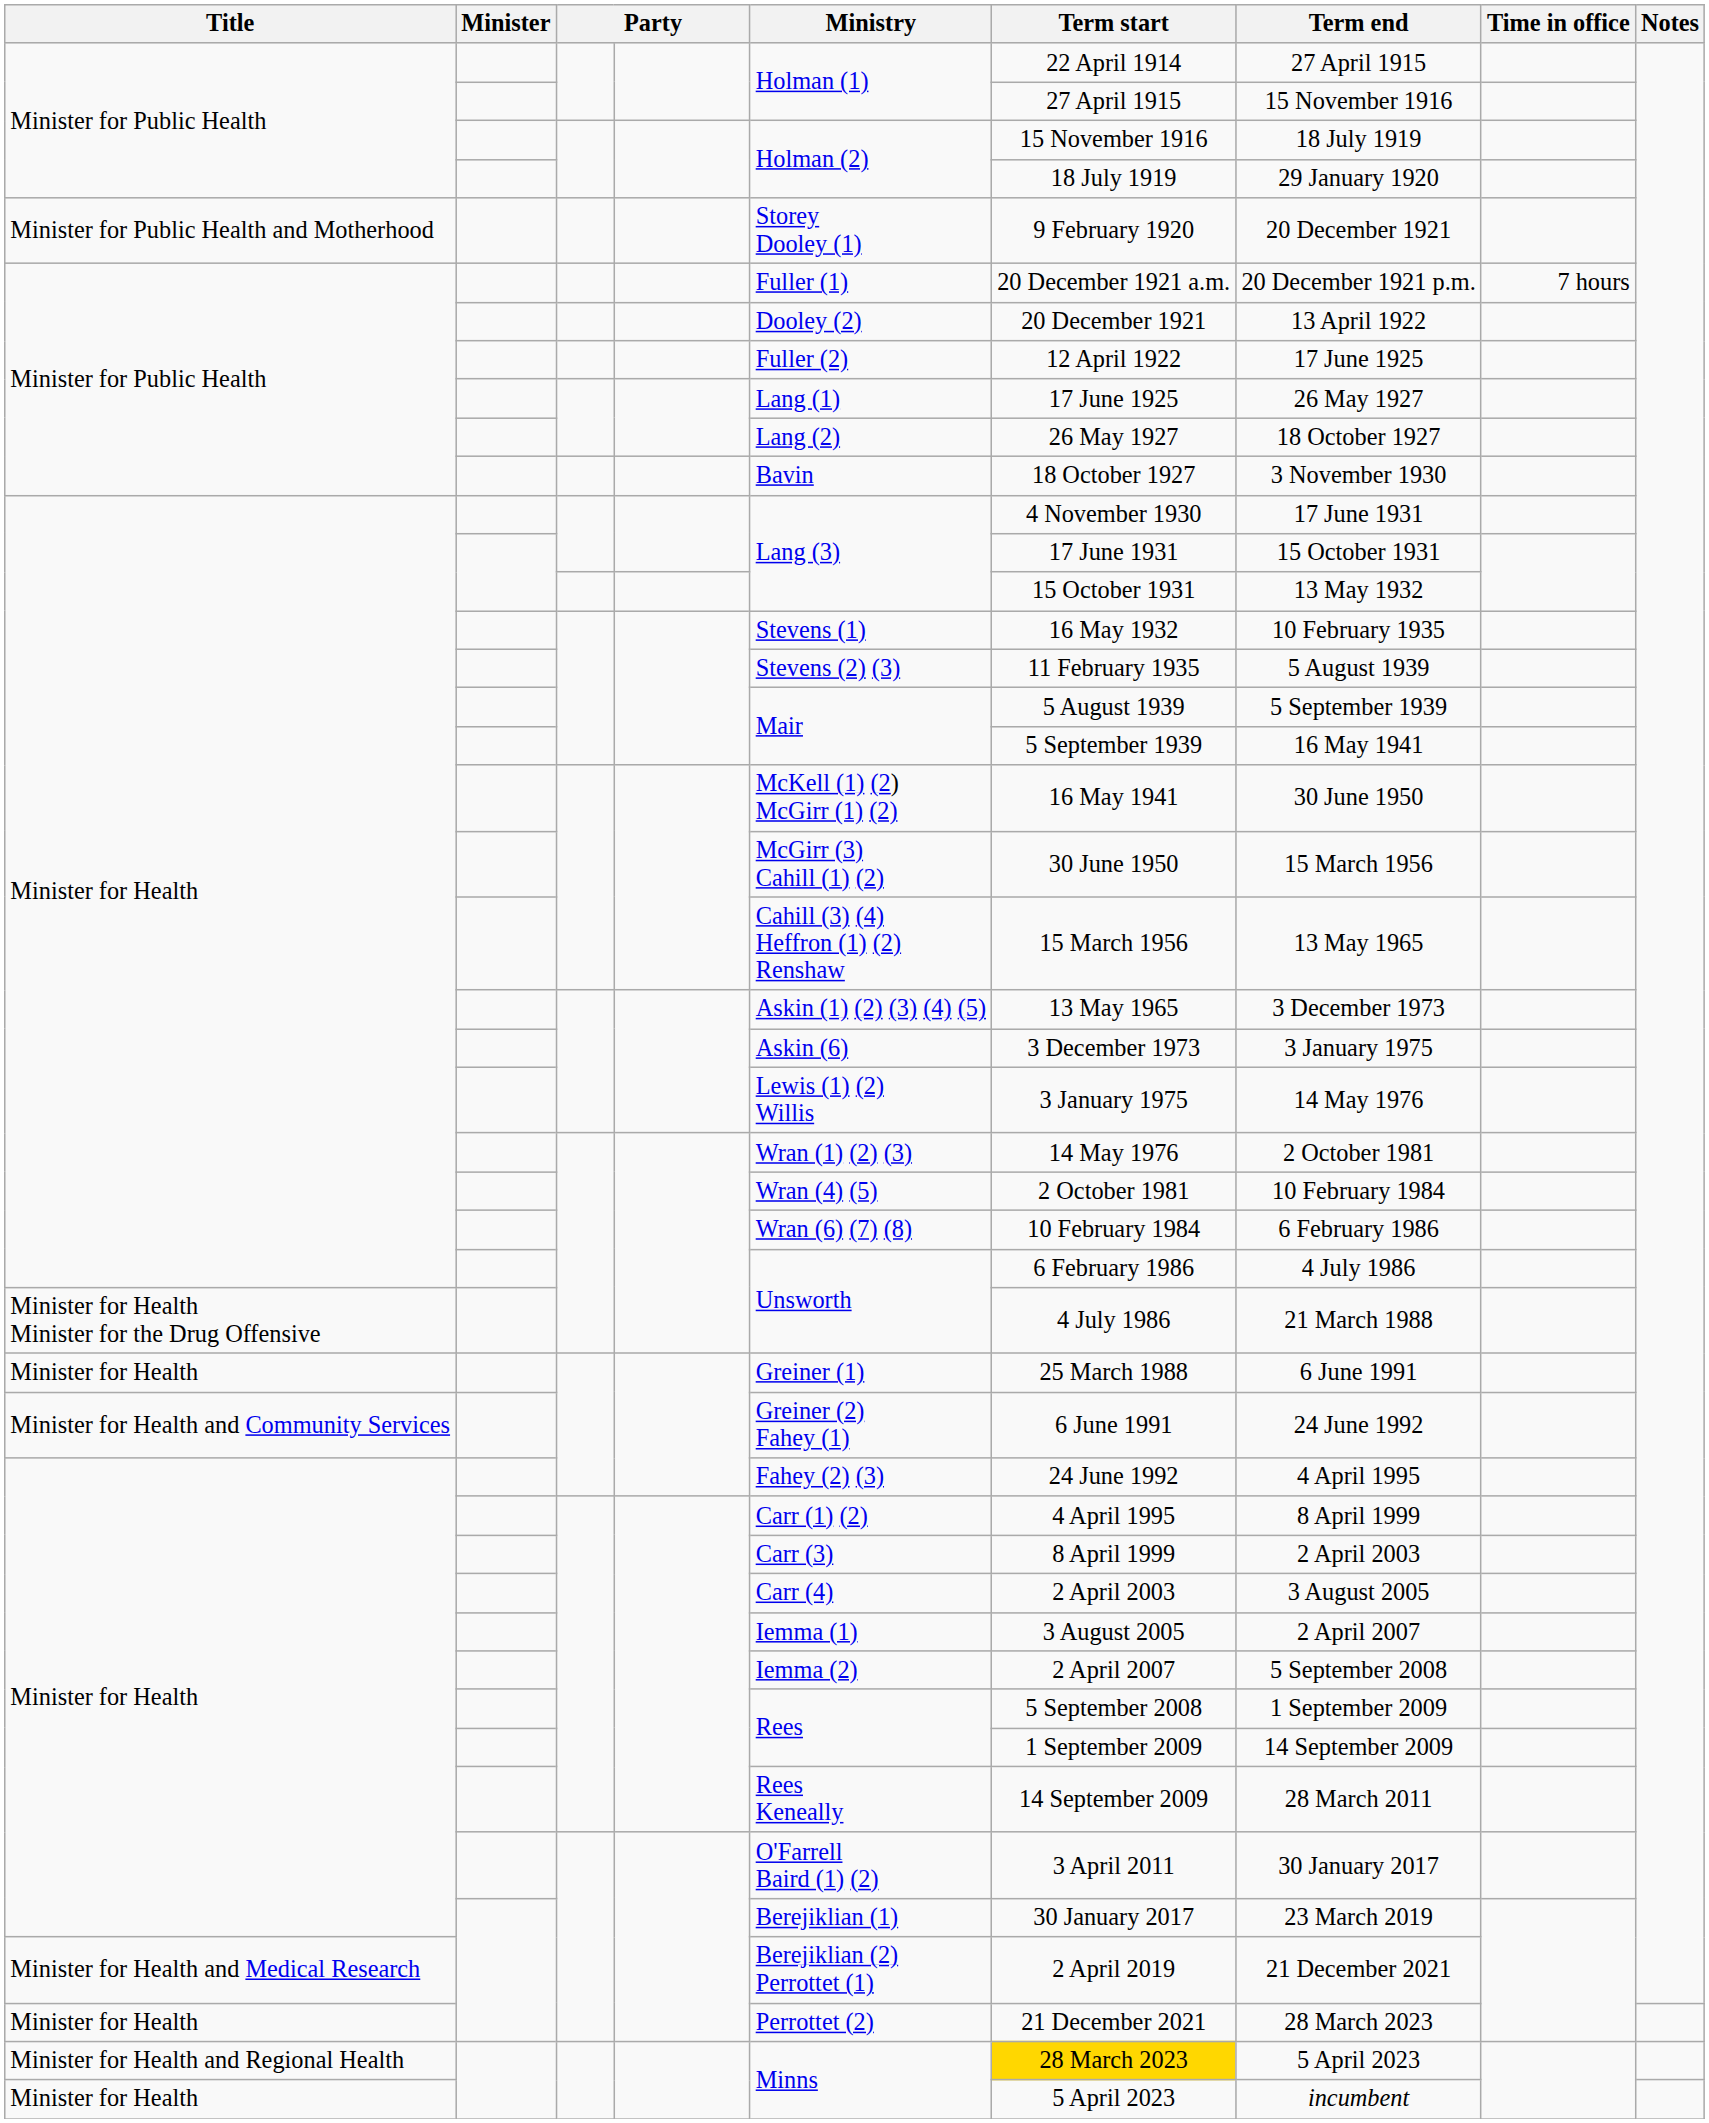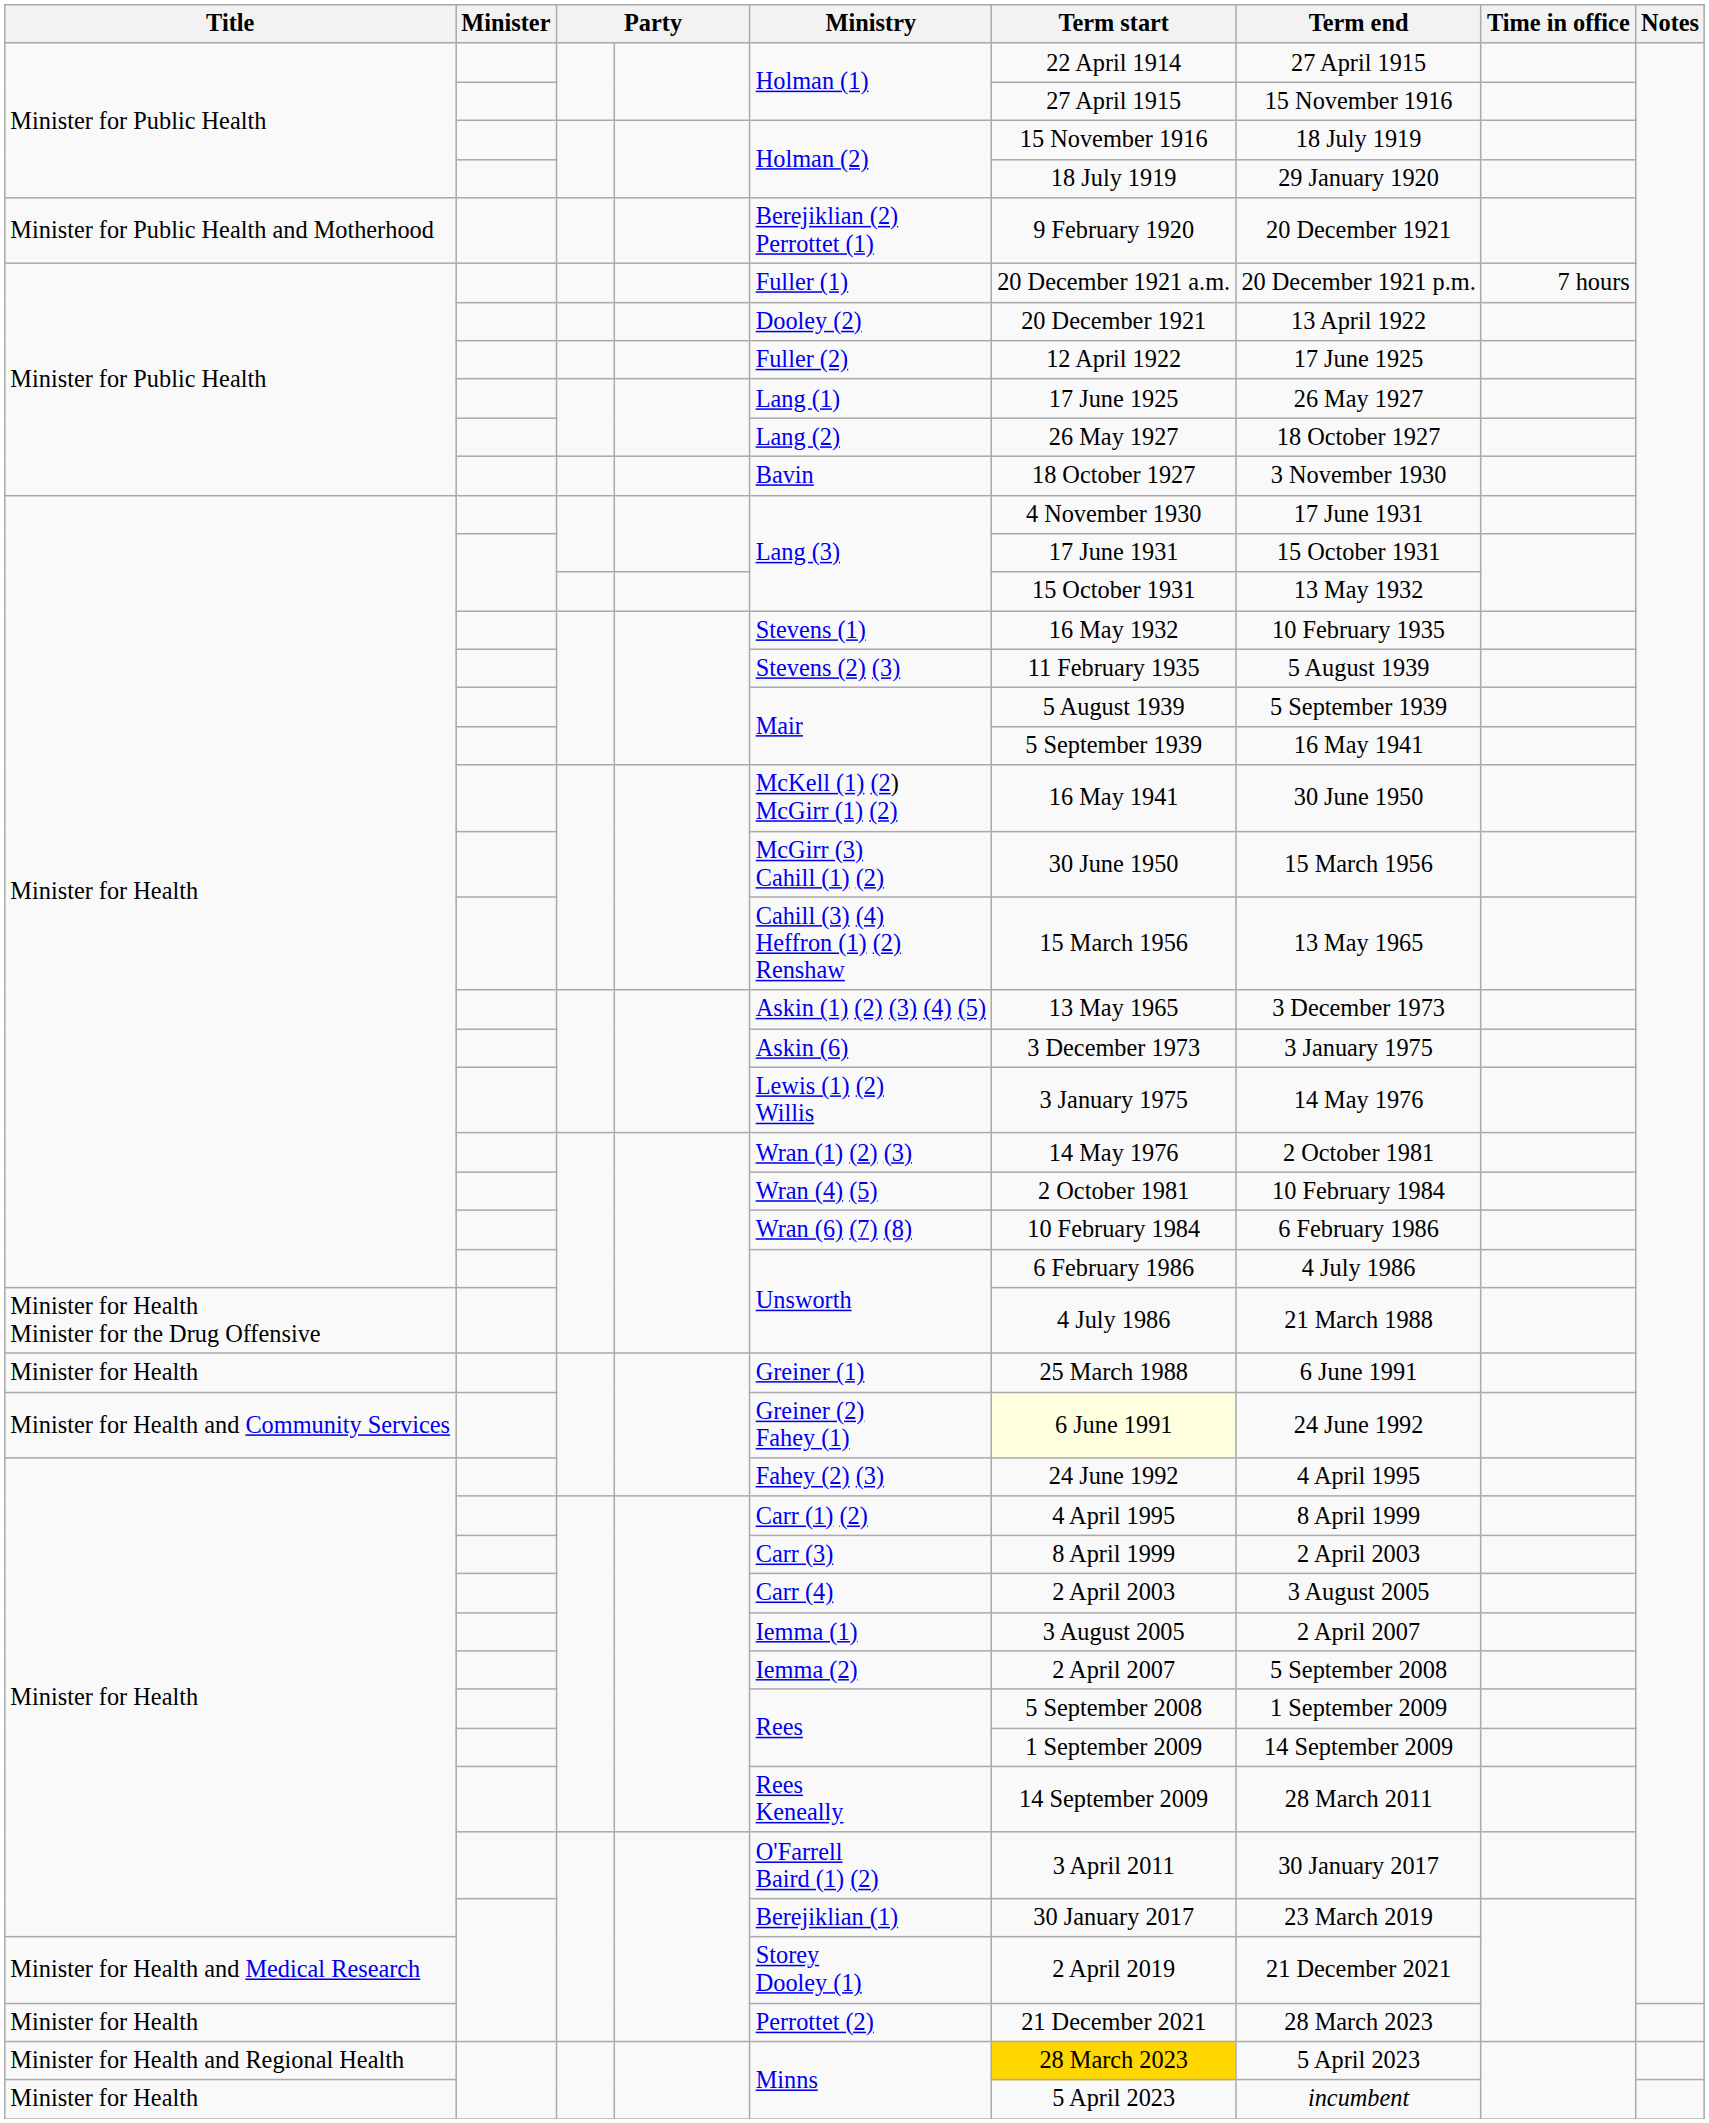(809, 230) Storey Dooley (1) -> (827, 230) Berejiklian (2) Perrottet (1)
(1114, 1424) no background -> (1114, 1424) lightyellow background
(827, 1969) Berejiklian (2) Perrottet (1) -> (809, 1969) Storey Dooley (1)
